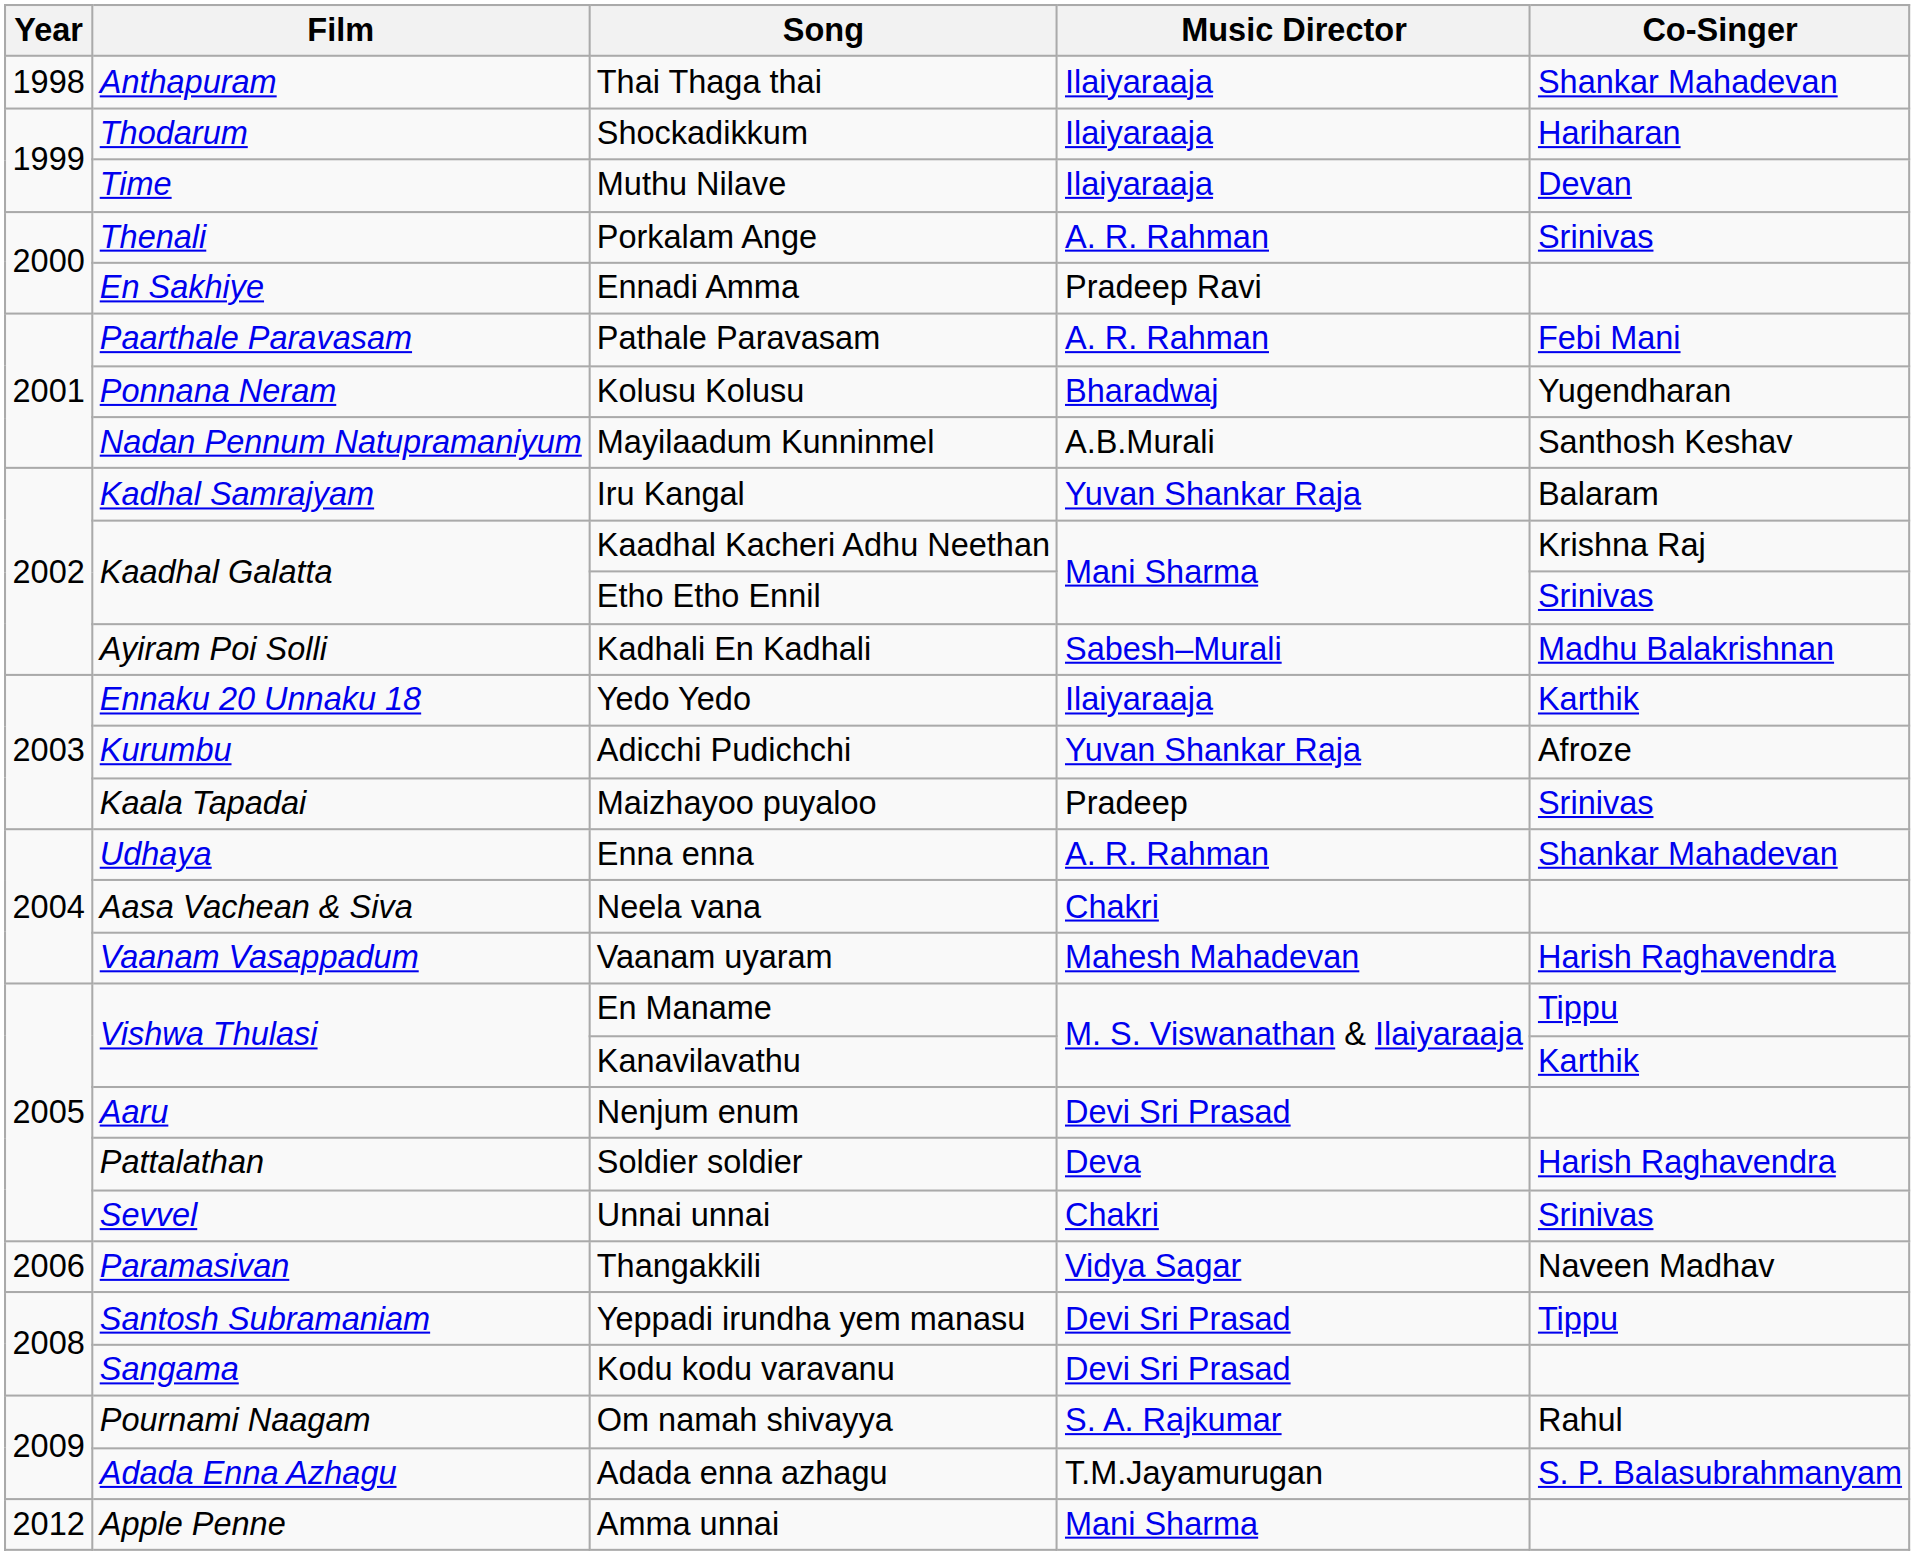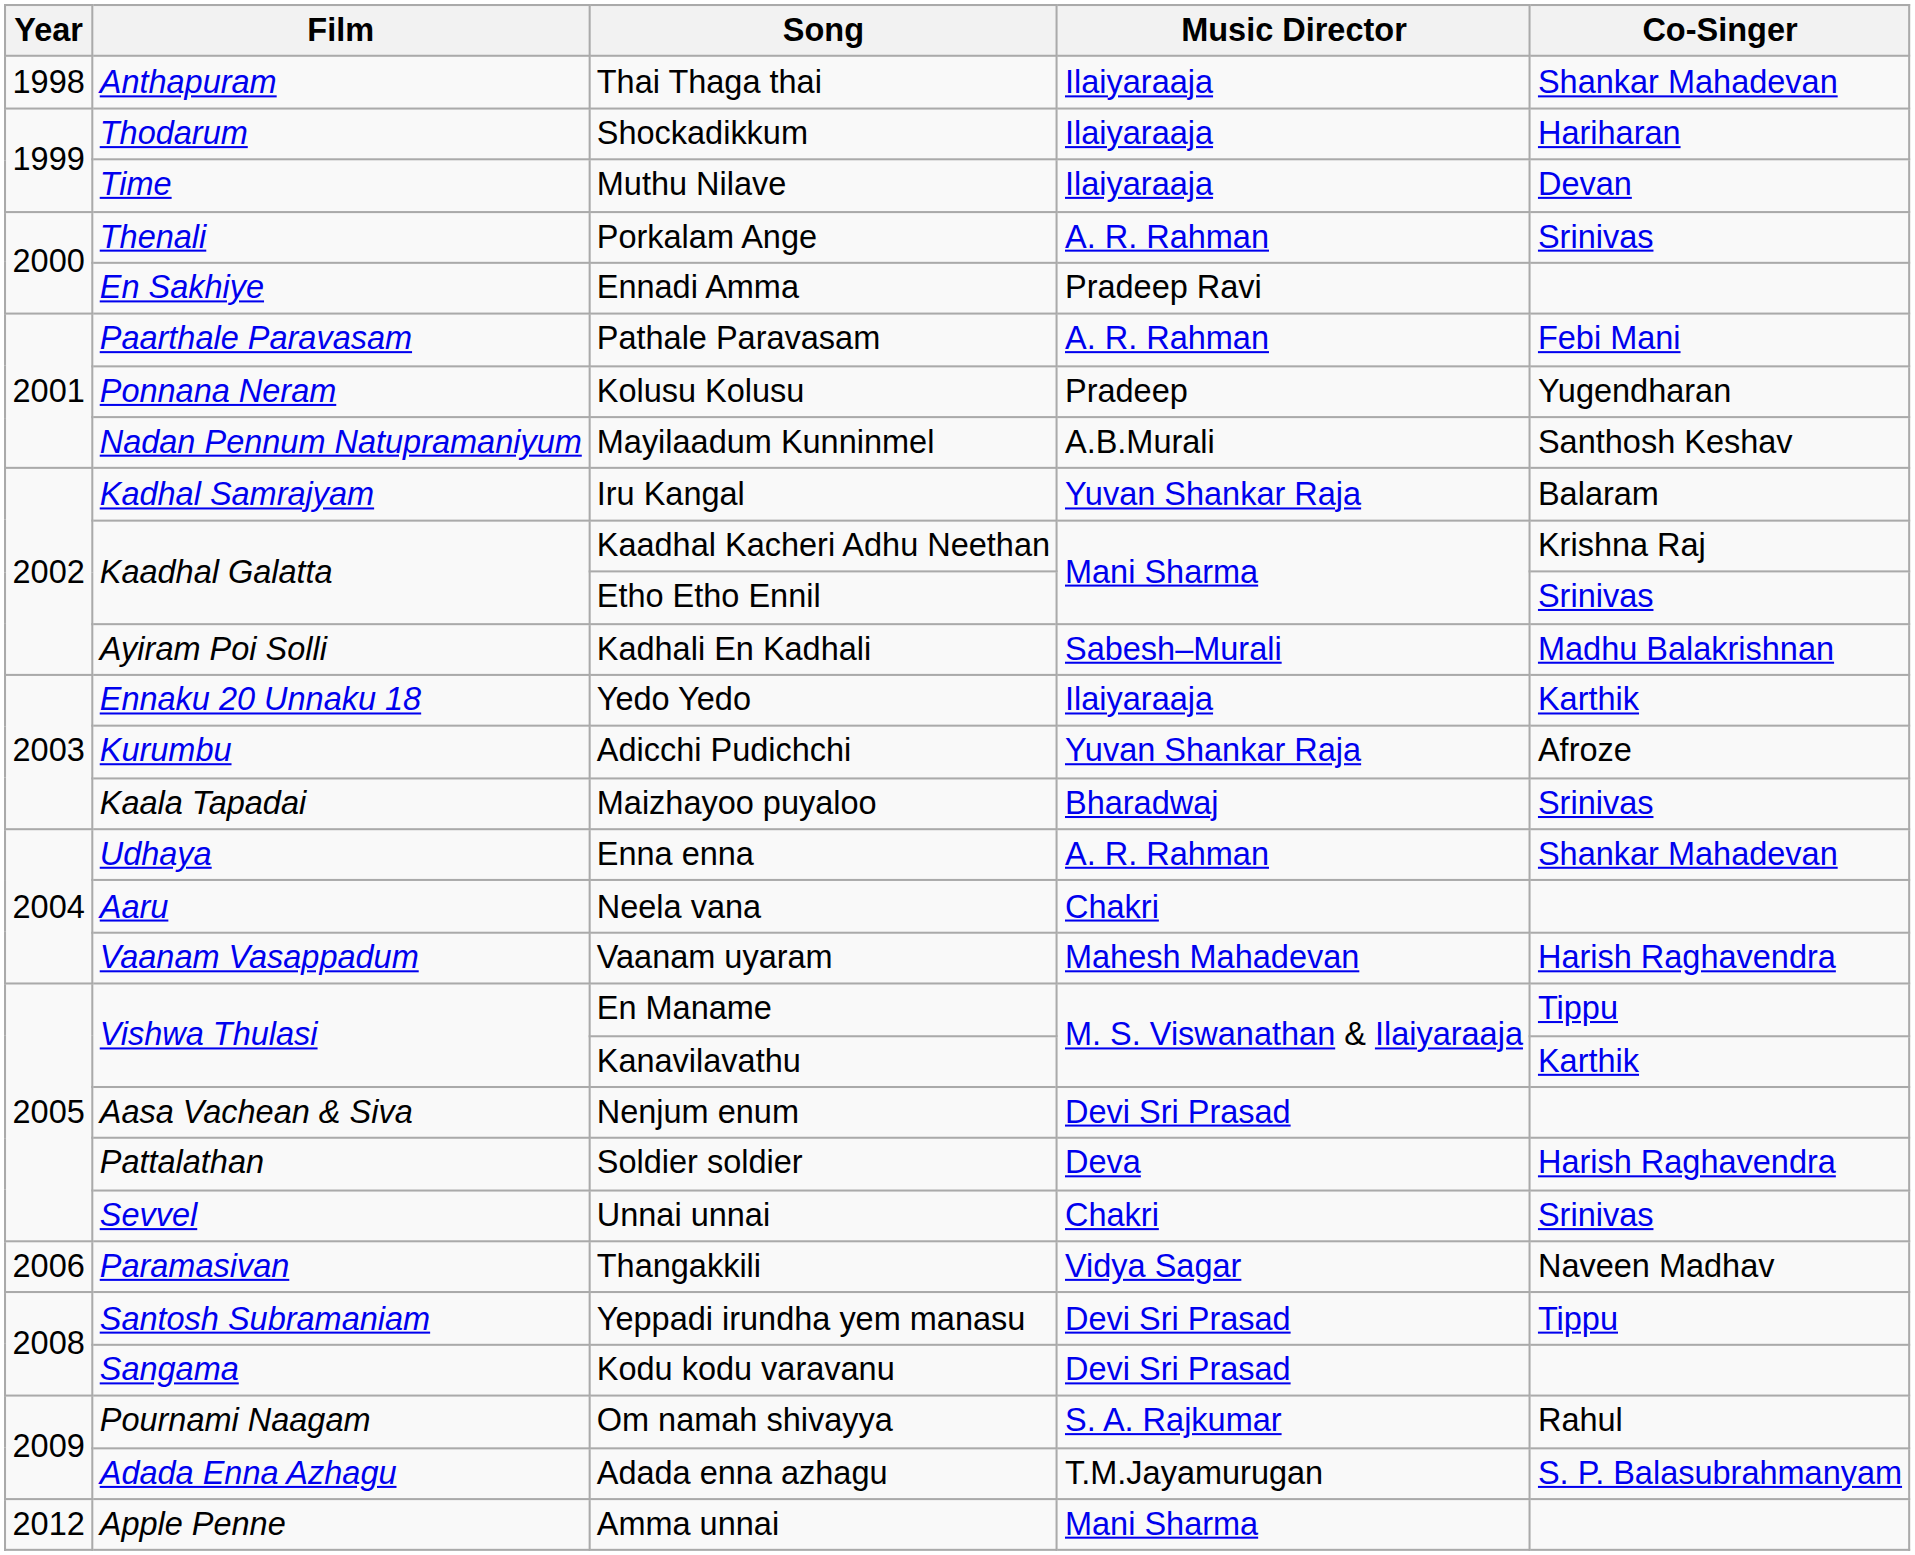(1142, 390) Bharadwaj -> (1126, 390) Pradeep
(1126, 802) Pradeep -> (1142, 802) Bharadwaj
(256, 905) Aasa Vachean & Siva -> (134, 905) Aaru
(134, 1111) Aaru -> (256, 1111) Aasa Vachean & Siva
